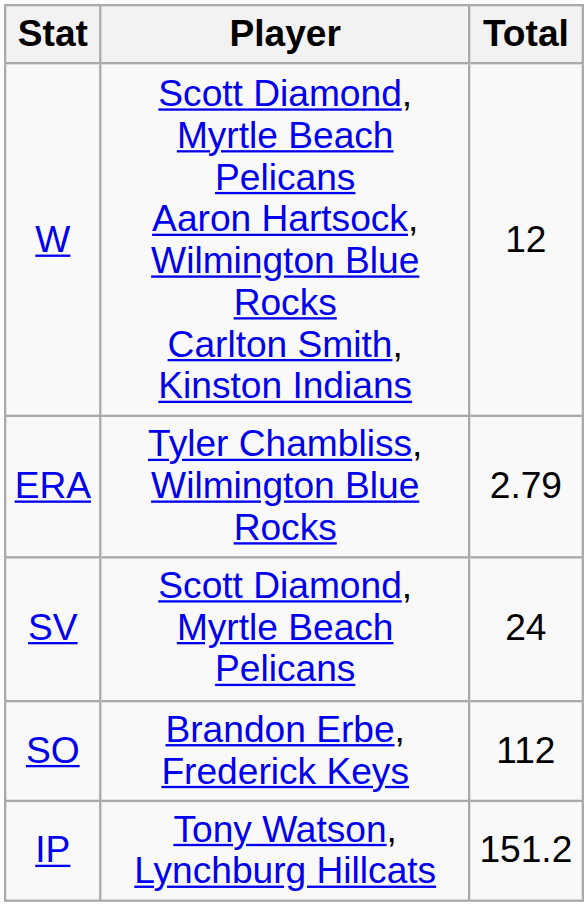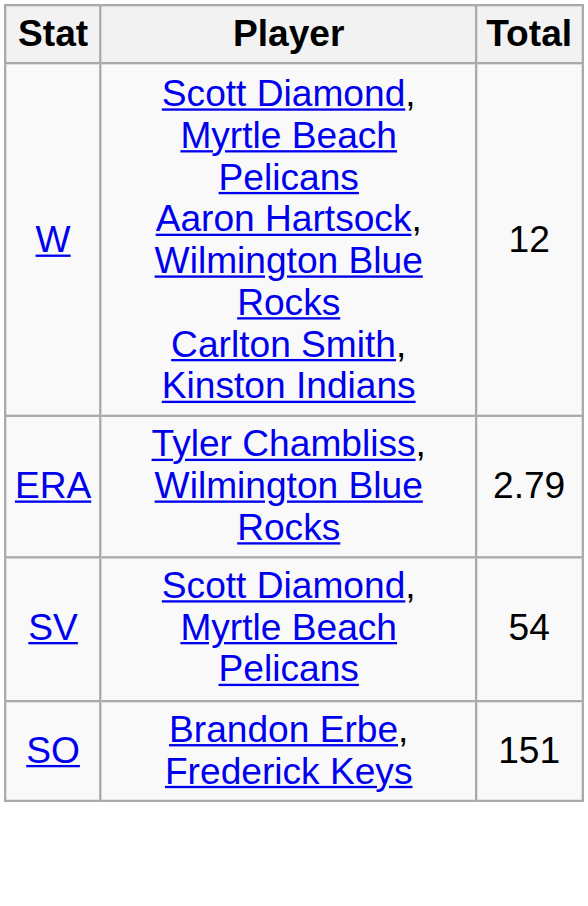(526, 628) 24 -> (529, 628) 54
(526, 749) 112 -> (529, 749) 151
- row: (53, 850)
